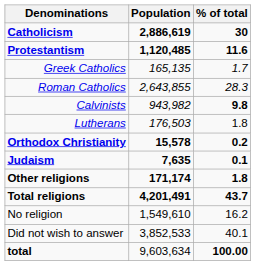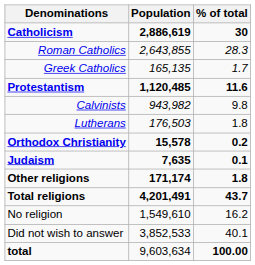rows swapped: (82, 87) <-> (46, 50)
(240, 105) bold -> (240, 105) normal
